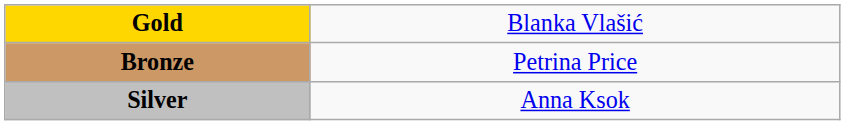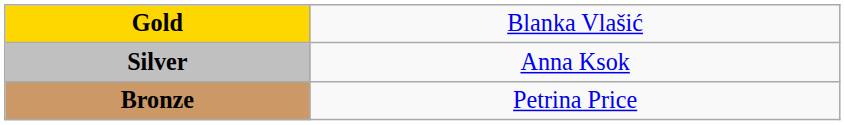rows swapped: (157, 100) <-> (157, 61)
